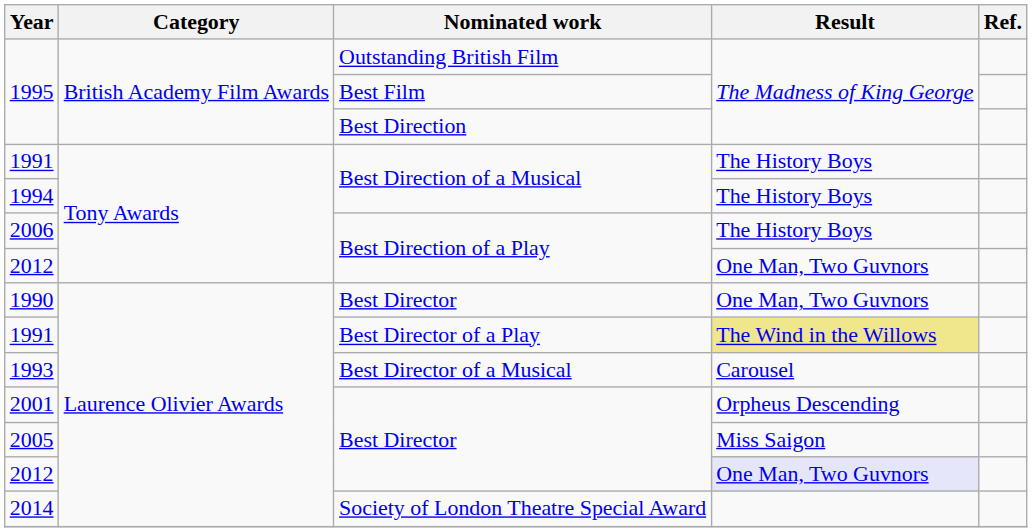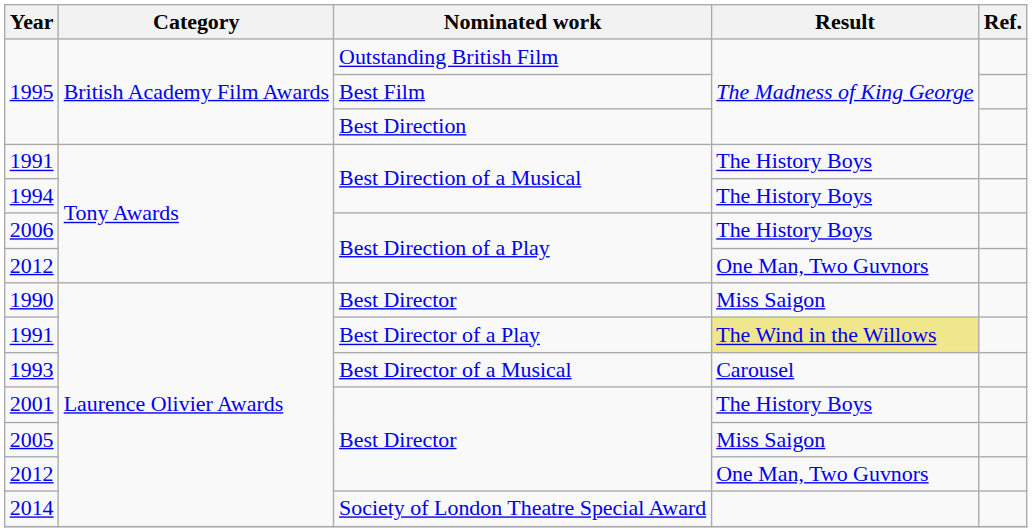(822, 299) One Man, Two Guvnors -> (771, 299) Miss Saigon
(808, 404) Orpheus Descending -> (794, 404) The History Boys
(822, 473) lavender background -> (822, 473) no background
